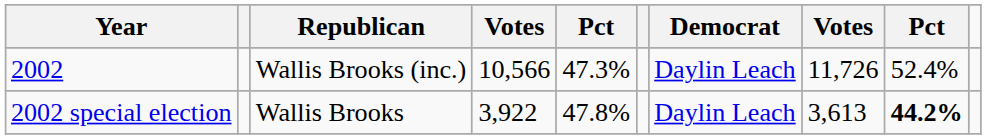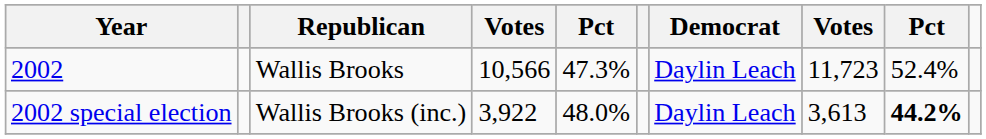(361, 69) Wallis Brooks (inc.) -> (330, 69) Wallis Brooks
(843, 69) 11,726 -> (843, 69) 11,723
(330, 112) Wallis Brooks -> (361, 112) Wallis Brooks (inc.)
(596, 112) 47.8% -> (596, 112) 48.0%
